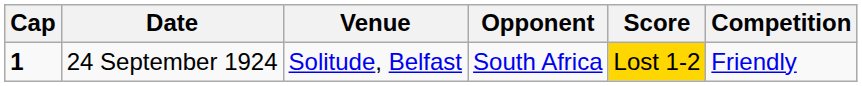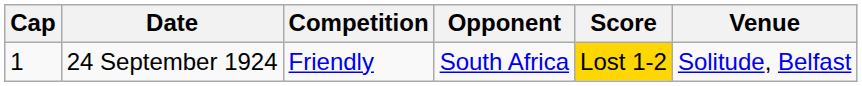columns swapped: (375, 23) <-> (781, 23)
(17, 61) bold -> (17, 61) normal
